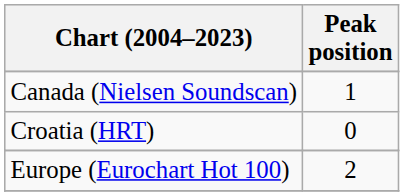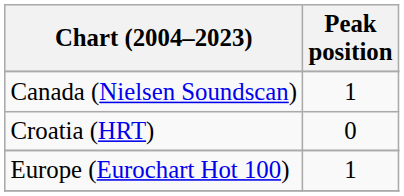(350, 170) 2 -> (350, 170) 1
